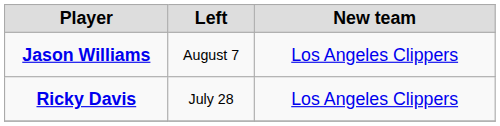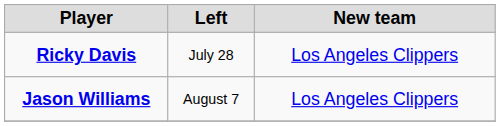rows swapped: (86, 99) <-> (86, 54)
